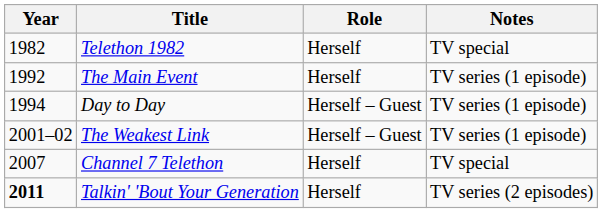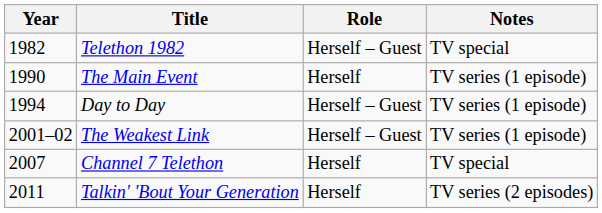(334, 47) Herself -> (364, 47) Herself – Guest
(27, 76) 1992 -> (27, 76) 1990
(27, 192) bold -> (27, 192) normal
